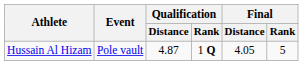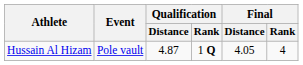(283, 51) 5 -> (283, 51) 4
